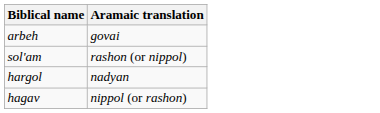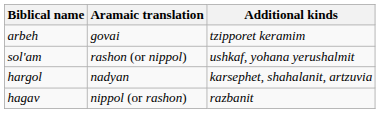+ column: (291, 14)
